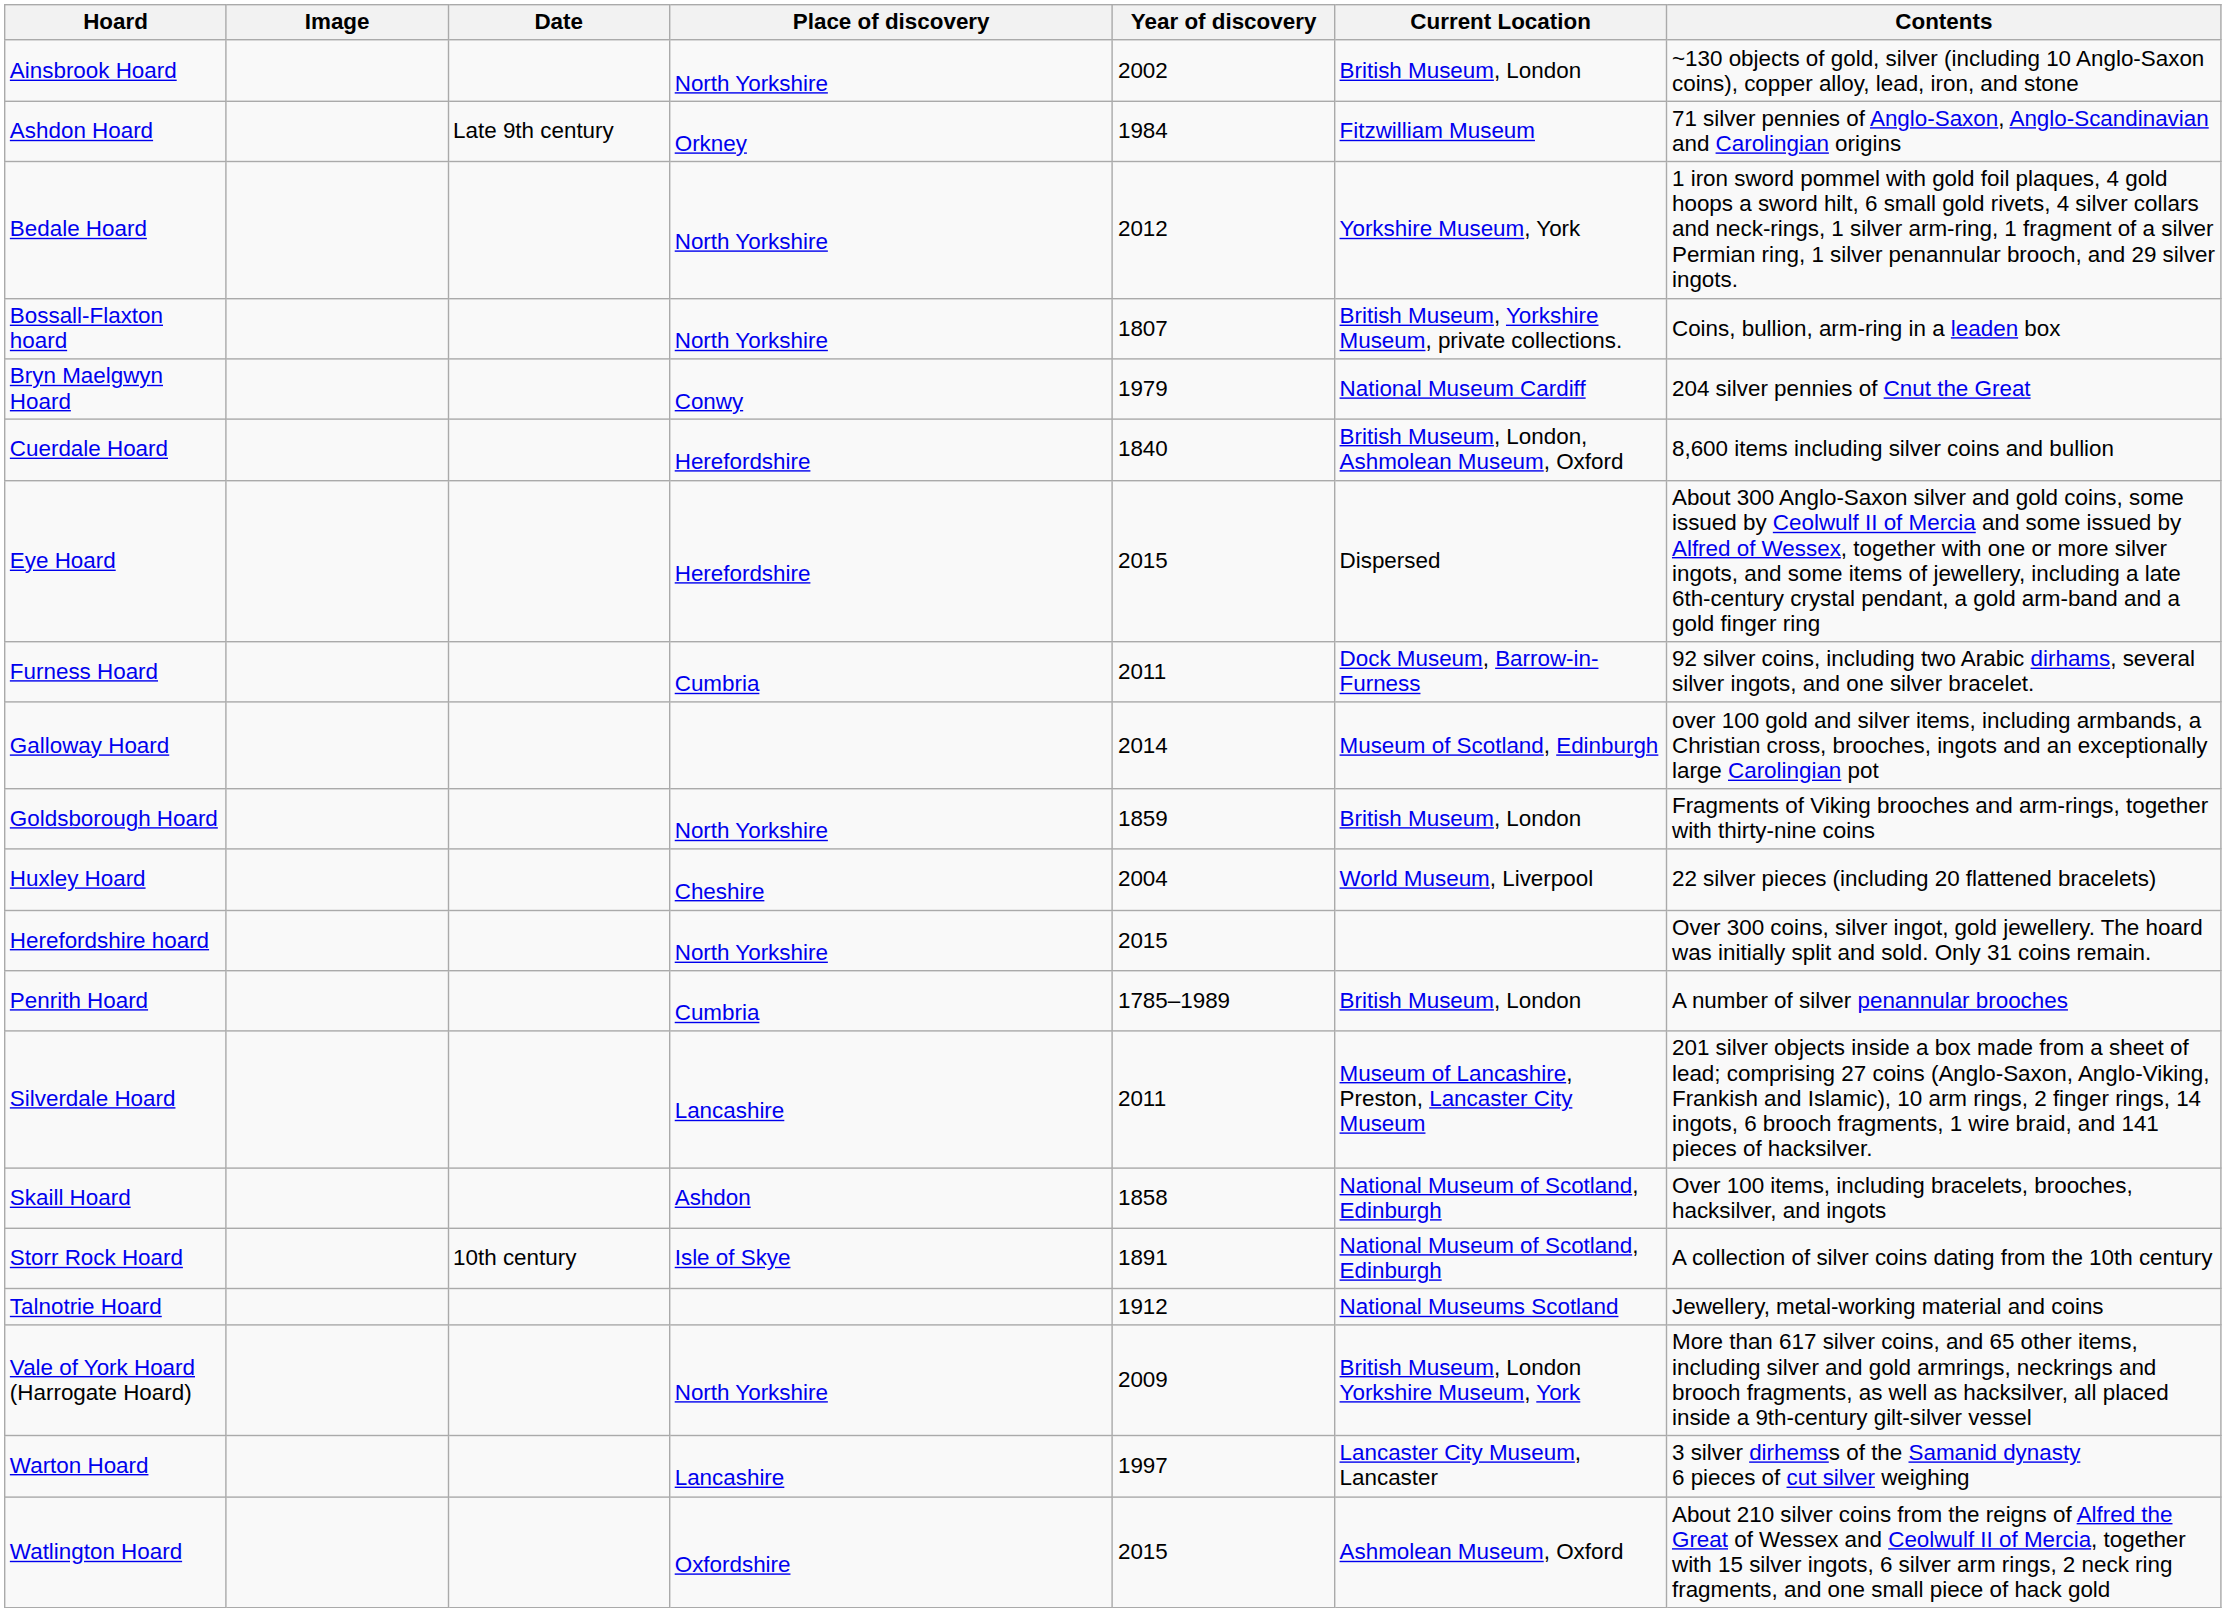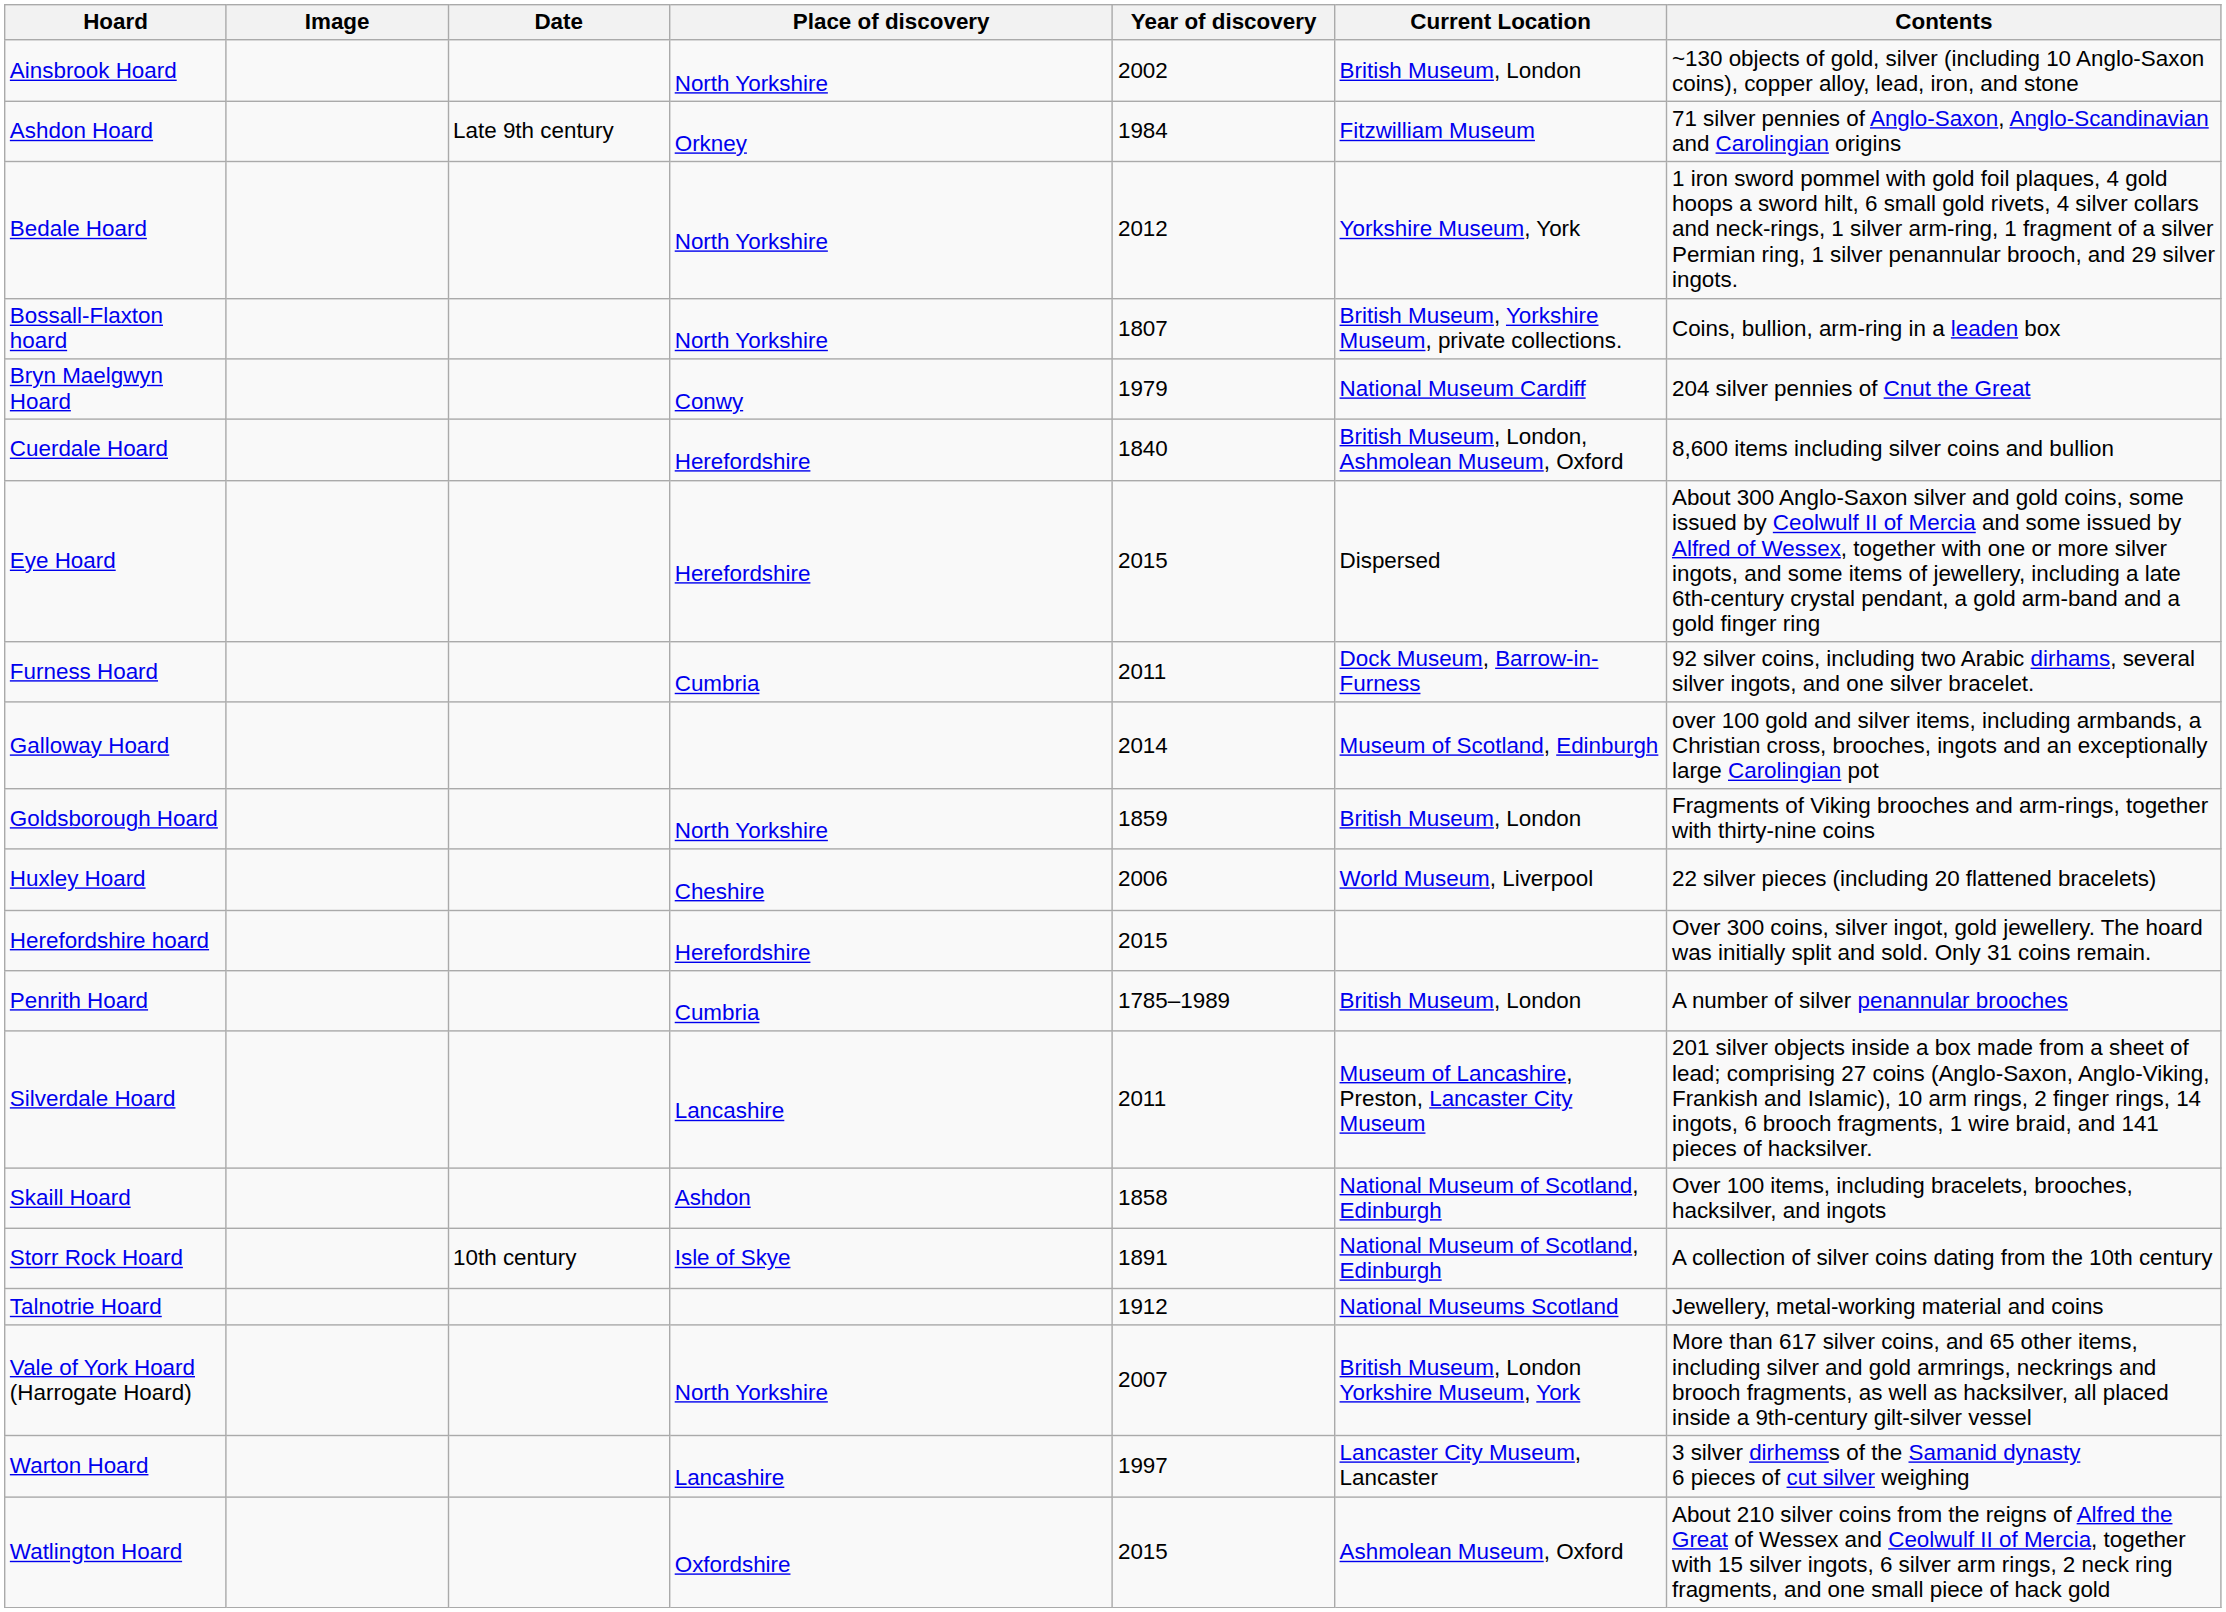(1143, 879) 2004 -> (1143, 879) 2006
(751, 952) North Yorkshire -> (743, 952) Herefordshire
(1143, 1379) 2009 -> (1143, 1379) 2007
